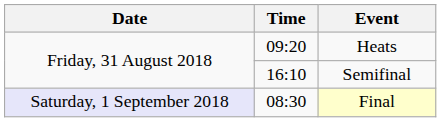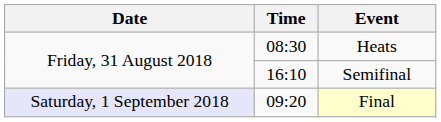(286, 46) 09:20 -> (286, 46) 08:30
(286, 102) 08:30 -> (286, 102) 09:20
